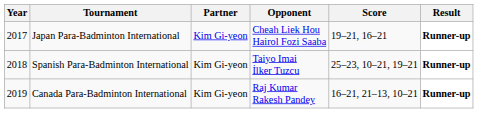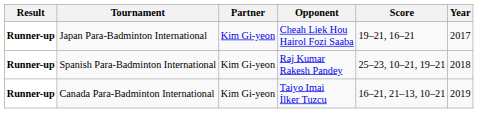columns swapped: (17, 13) <-> (447, 13)
(276, 65) Taiyo Imai İlker Tuzcu -> (311, 65) Raj Kumar Rakesh Pandey
(284, 94) Raj Kumar Rakesh Pandey -> (303, 94) Taiyo Imai İlker Tuzcu
